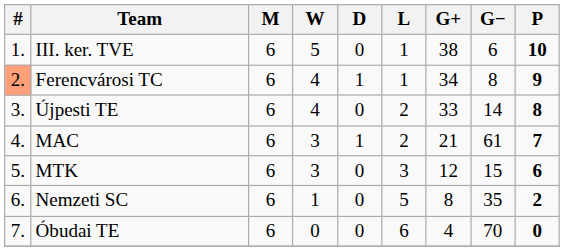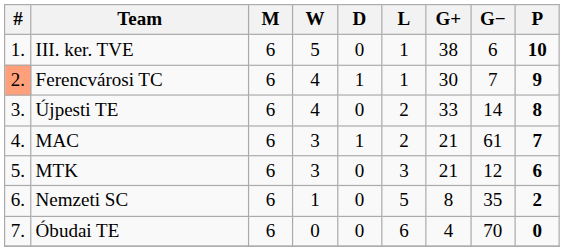(448, 79) 34 -> (448, 79) 30
(493, 79) 8 -> (493, 79) 7
(448, 170) 12 -> (448, 170) 21
(493, 170) 15 -> (493, 170) 12
